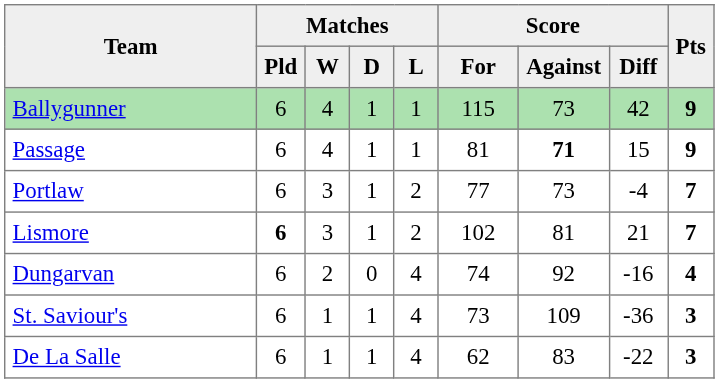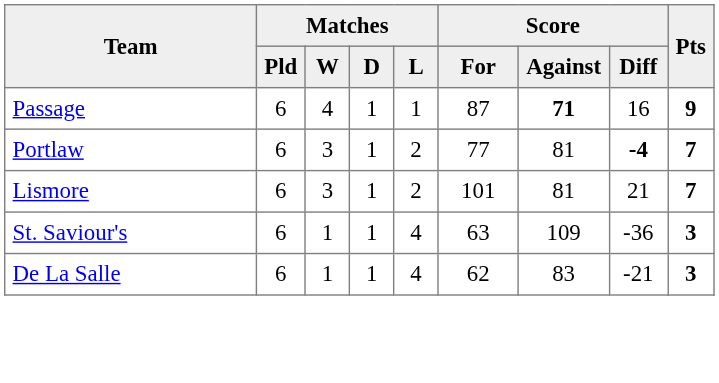- row: (69, 108)
(478, 149) 81 -> (478, 108) 87
(638, 149) 15 -> (638, 108) 16
(564, 191) 73 -> (564, 149) 81
(638, 191) normal -> (638, 149) bold
(281, 232) bold -> (281, 191) normal
(478, 232) 102 -> (478, 191) 101
- row: (63, 274)
(478, 315) 73 -> (478, 232) 63
(638, 356) -22 -> (638, 274) -21
